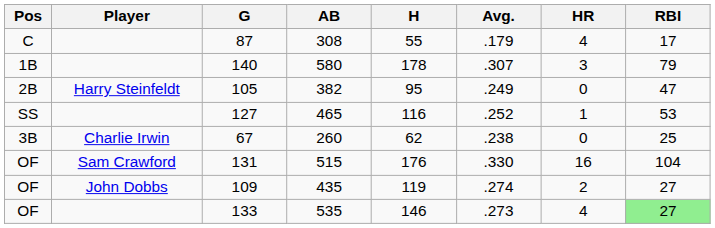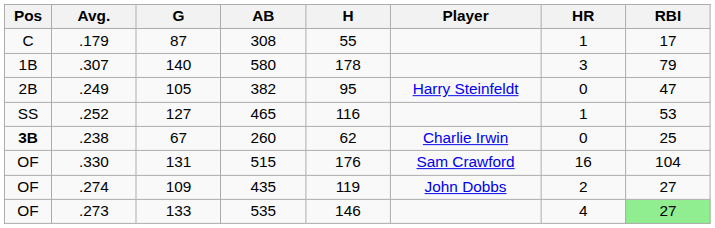columns swapped: (127, 16) <-> (498, 16)
(583, 41) 4 -> (583, 41) 1
(28, 138) normal -> (28, 138) bold
